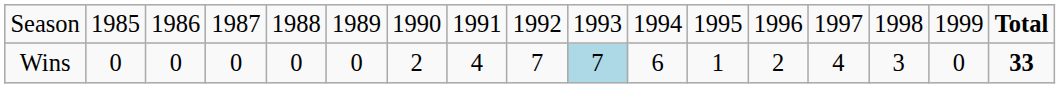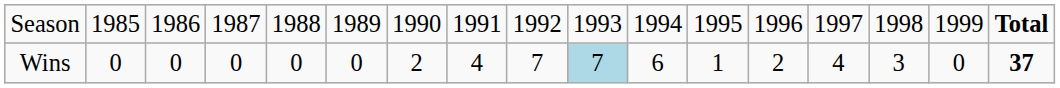(1021, 62) 33 -> (1021, 62) 37
